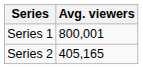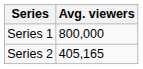(81, 34) 800,001 -> (81, 34) 800,000
